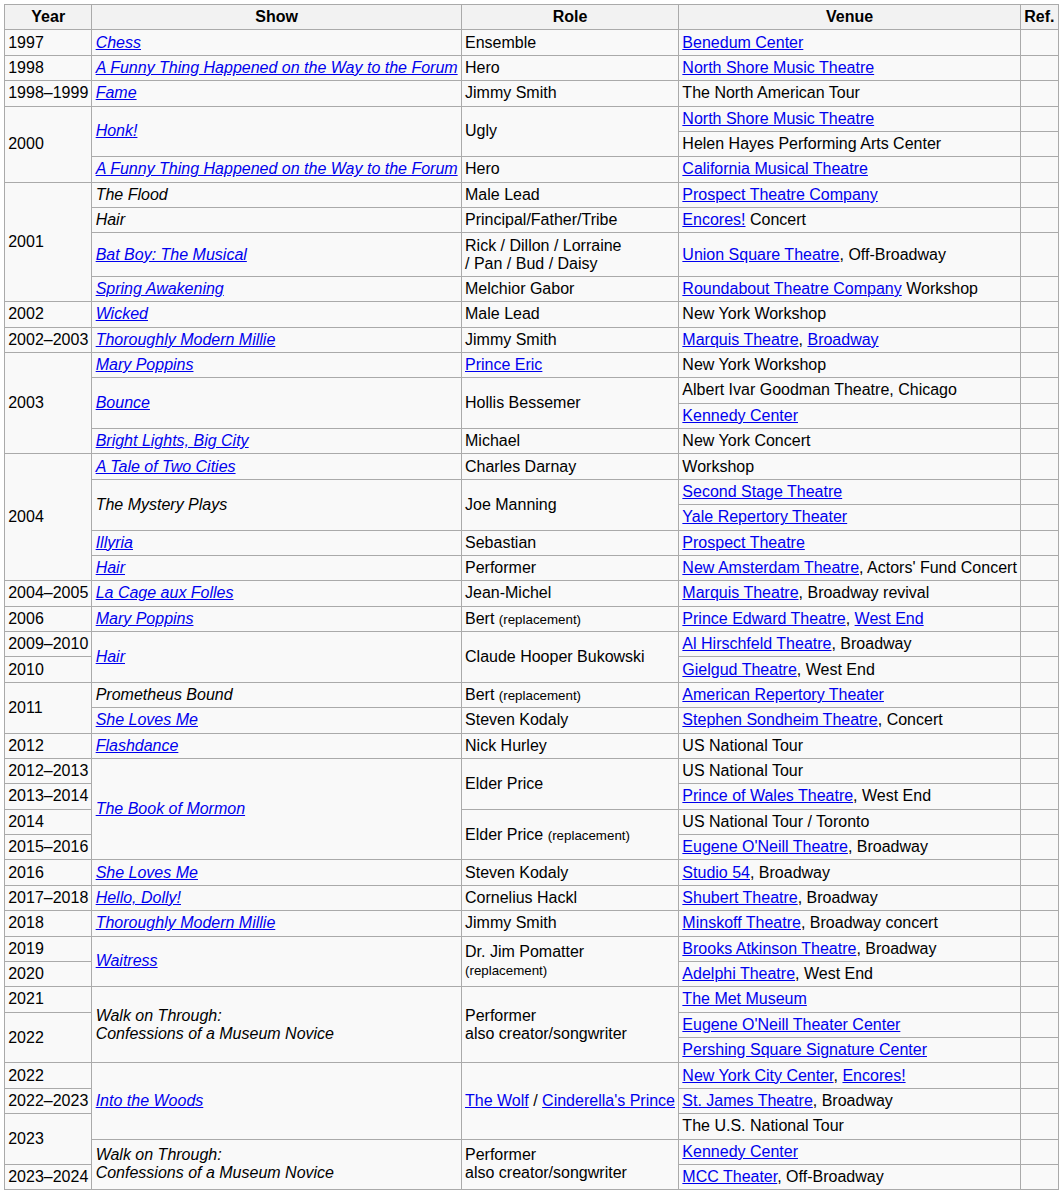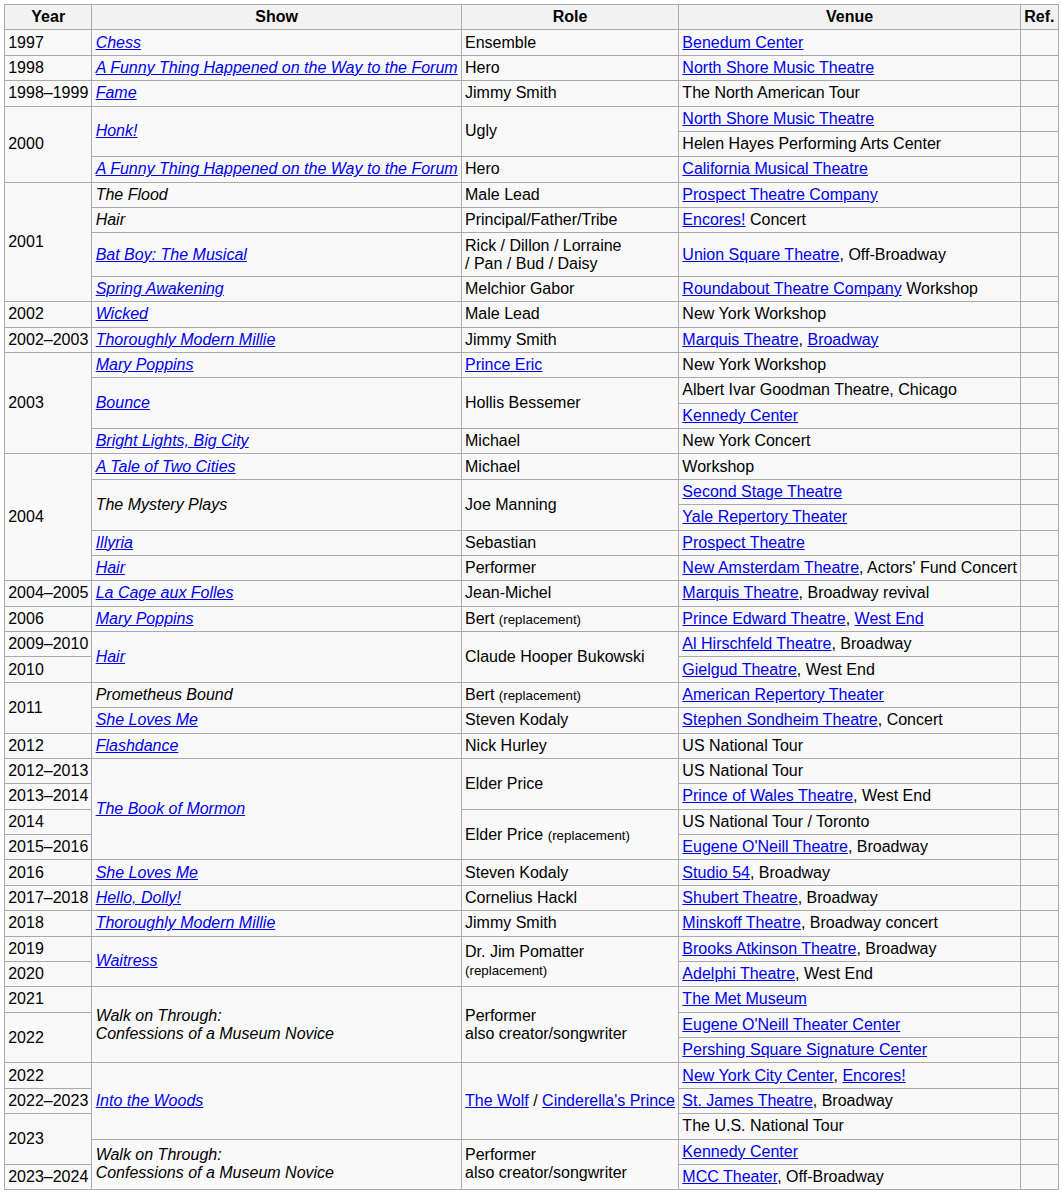(521, 466) Charles Darnay -> (493, 466) Michael
